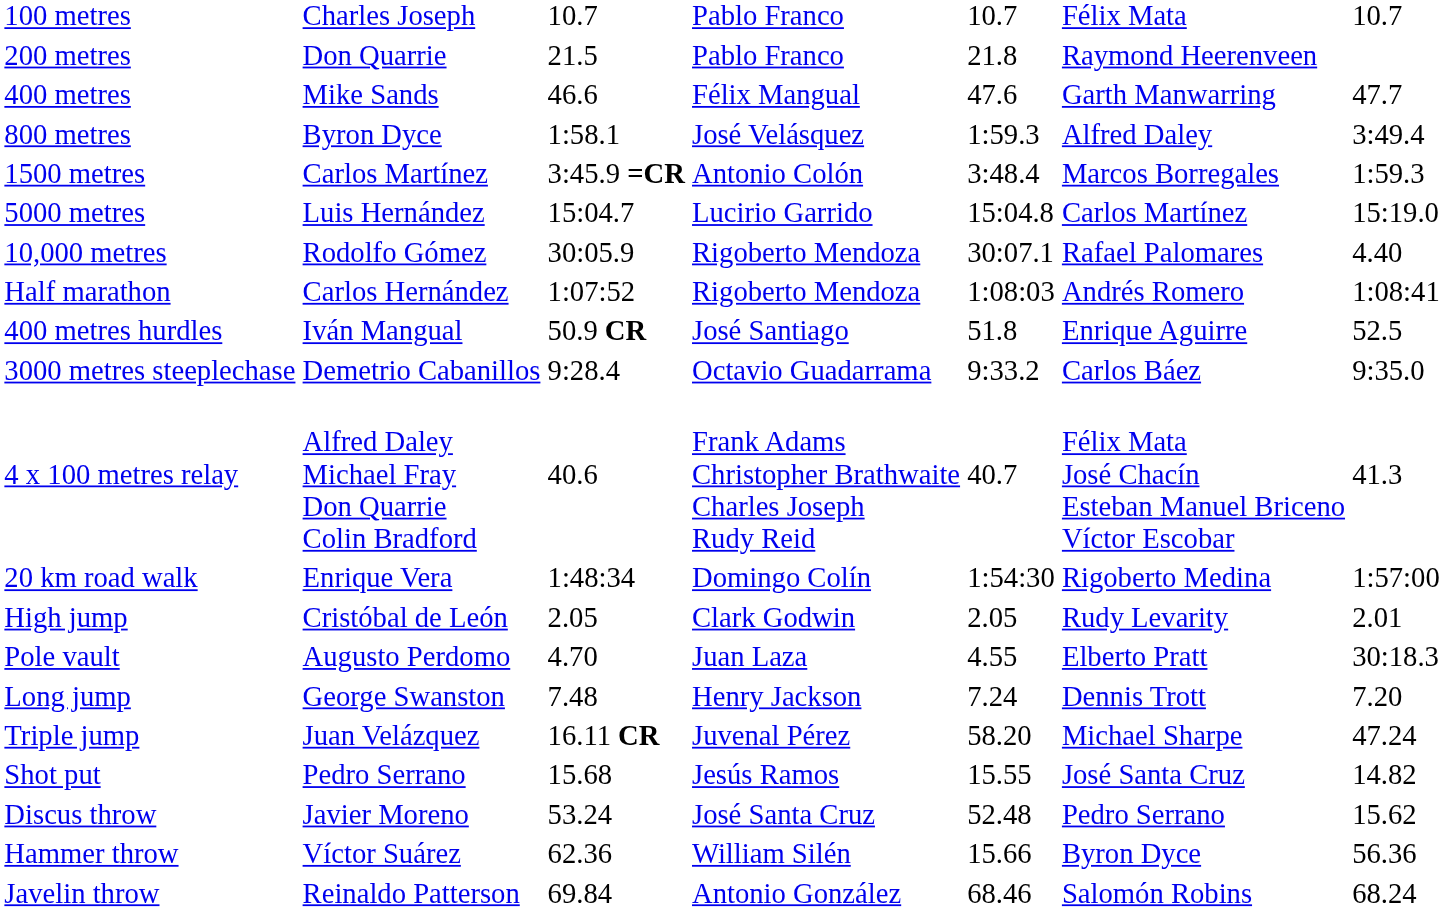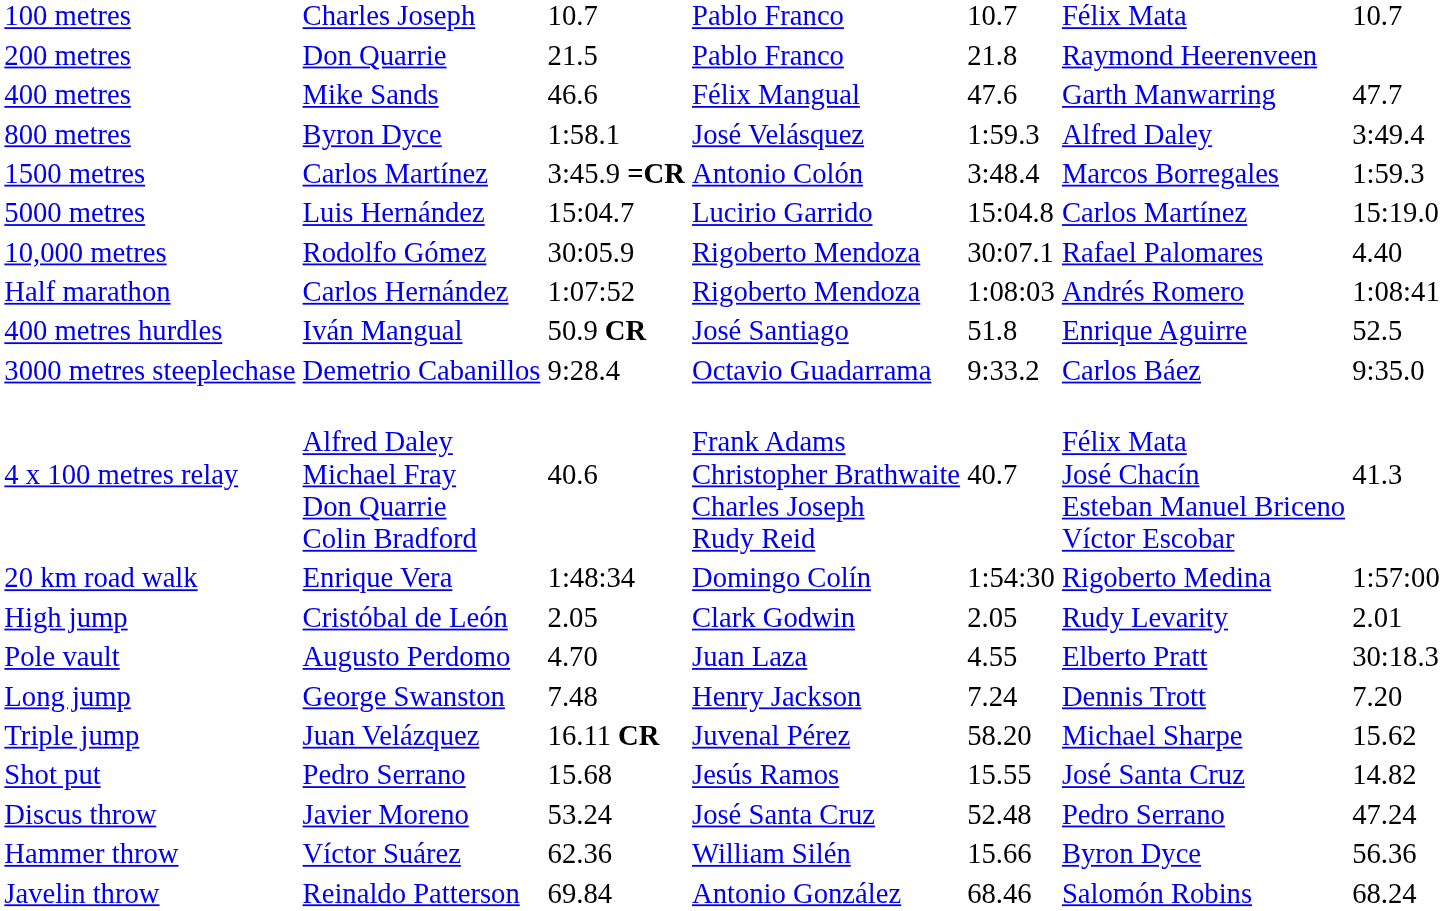(1384, 735) 47.24 -> (1384, 735) 15.62
(1384, 814) 15.62 -> (1384, 814) 47.24
